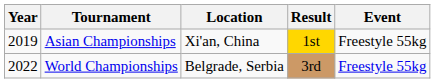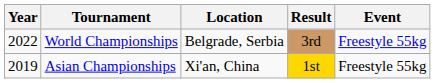rows swapped: (110, 41) <-> (111, 66)
